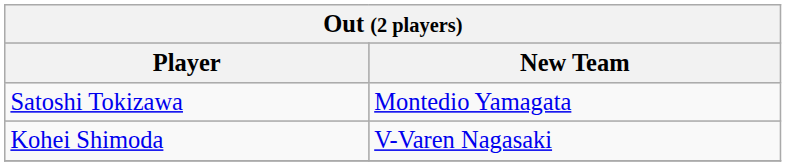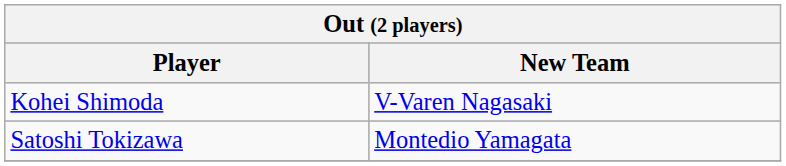rows swapped: (97, 101) <-> (87, 140)
